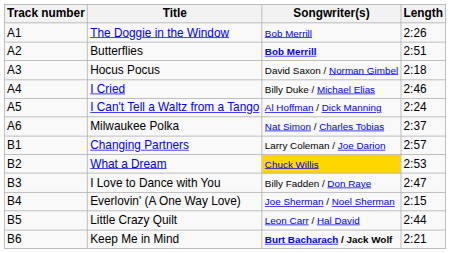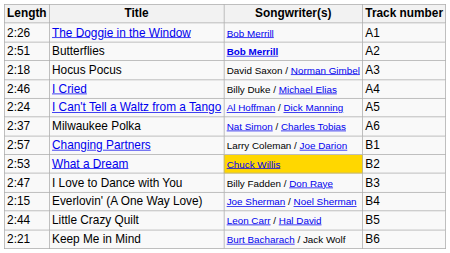columns swapped: (46, 13) <-> (423, 13)
(329, 239) bold -> (286, 239) normal
